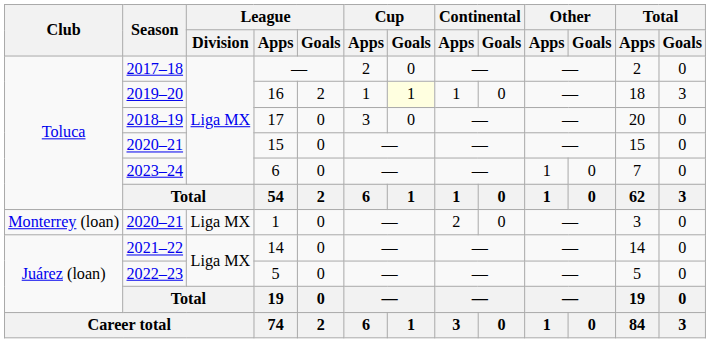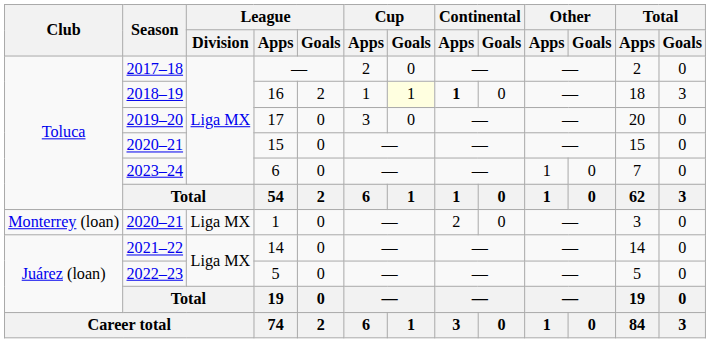(155, 94) 2019–20 -> (155, 94) 2018–19
(456, 94) normal -> (456, 94) bold
(155, 119) 2018–19 -> (155, 119) 2019–20
